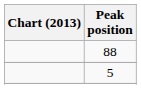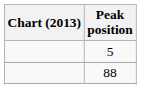rows swapped: (110, 72) <-> (110, 51)
